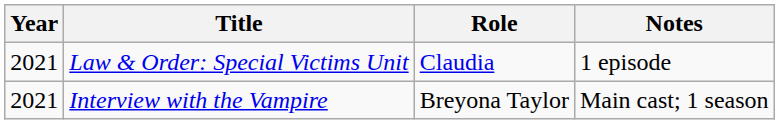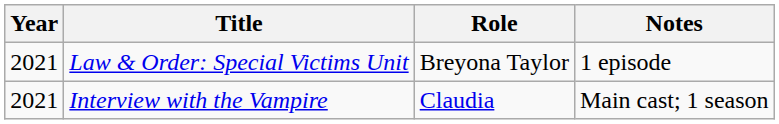(457, 61) Claudia -> (494, 61) Breyona Taylor
(494, 99) Breyona Taylor -> (457, 99) Claudia
